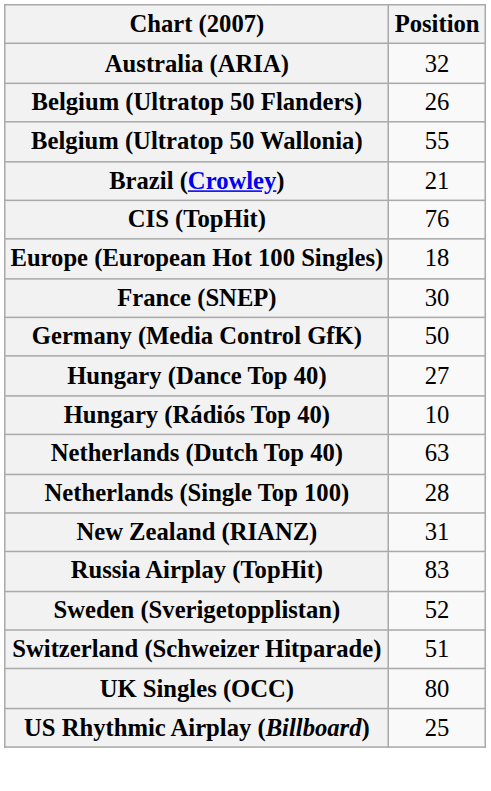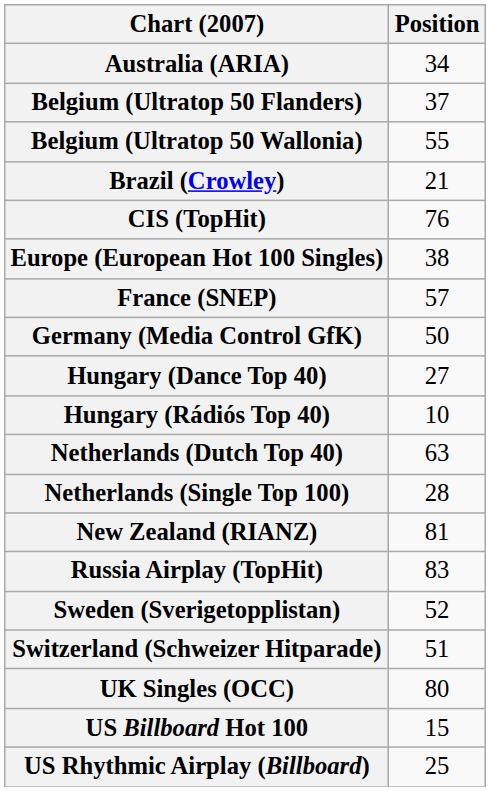(437, 63) 32 -> (437, 63) 34
(437, 102) 26 -> (437, 102) 37
(437, 258) 18 -> (437, 258) 38
(437, 297) 30 -> (437, 297) 57
(437, 532) 31 -> (437, 532) 81
+ row: (197, 727)
